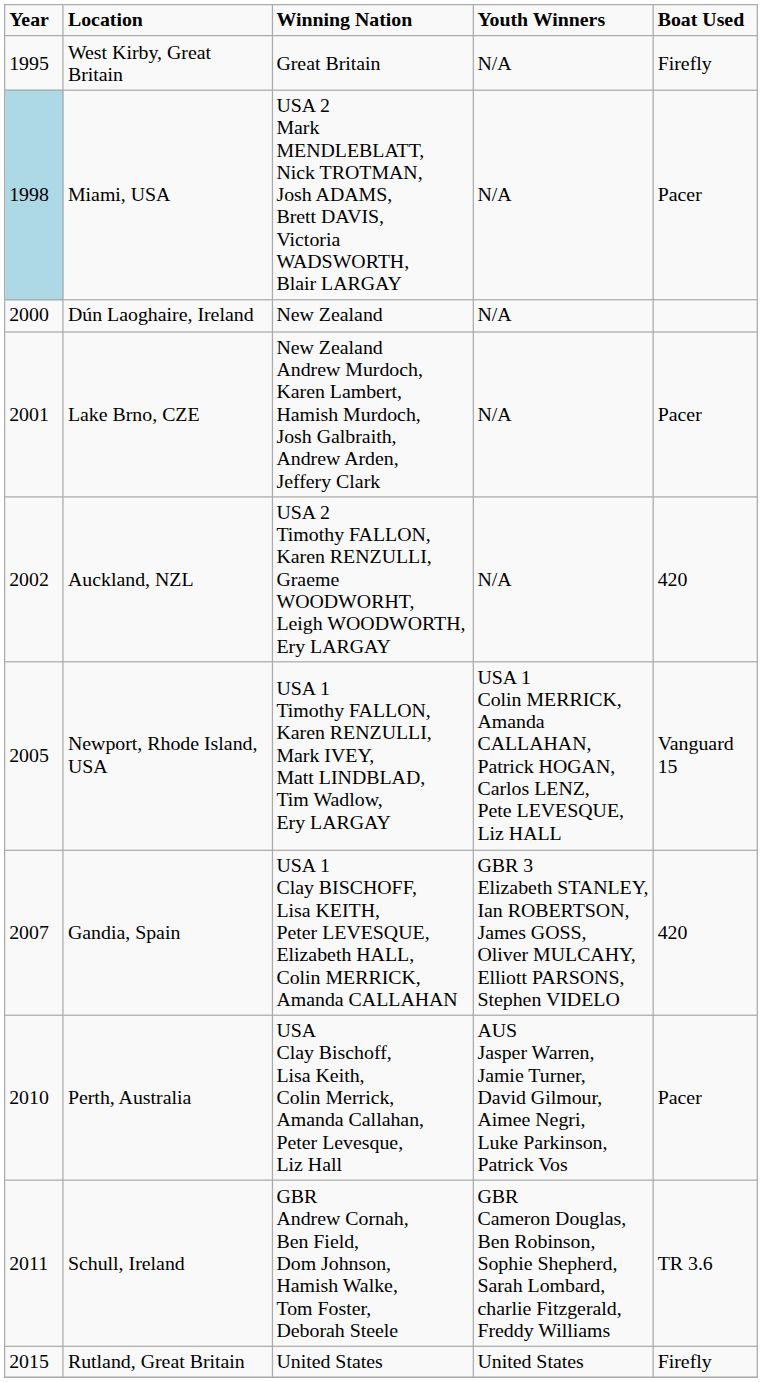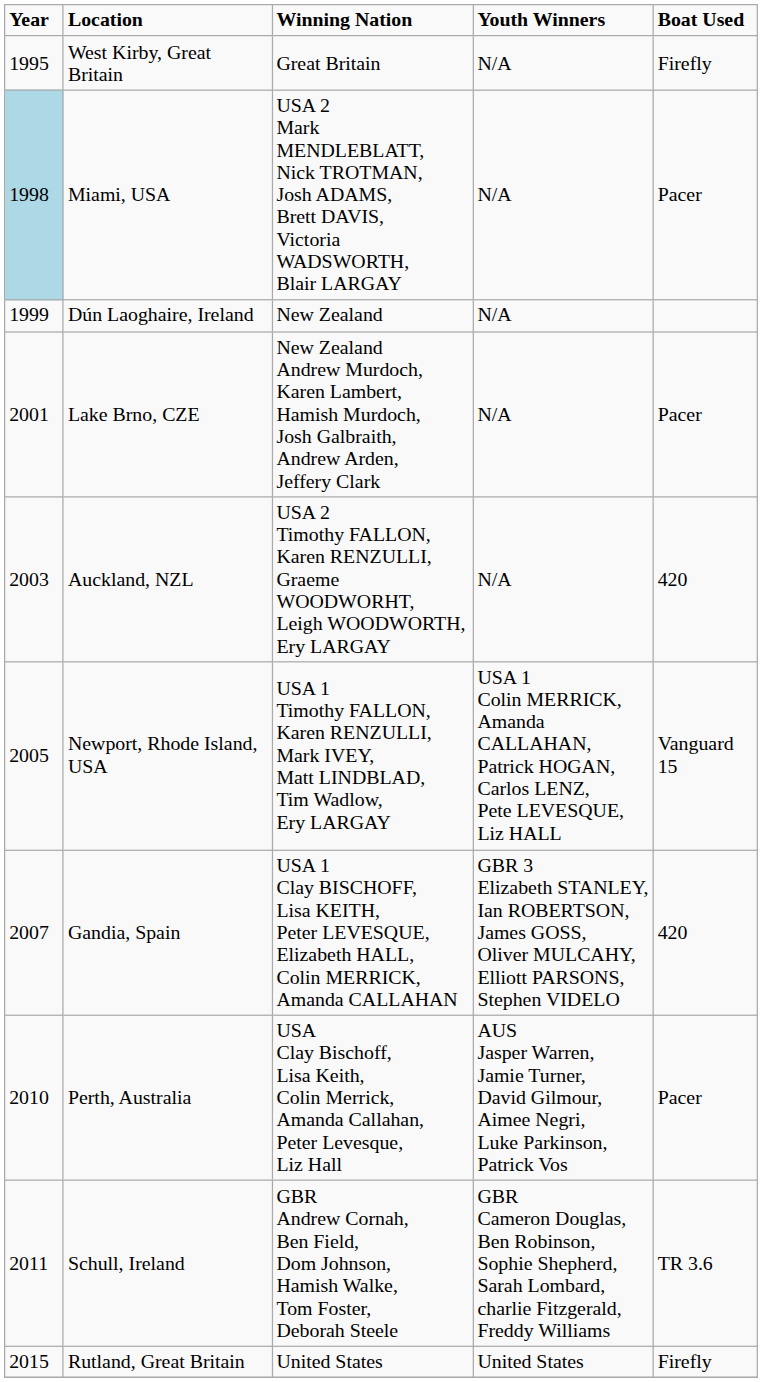(29, 315) 2000 -> (29, 315) 1999
(29, 579) 2002 -> (29, 579) 2003
